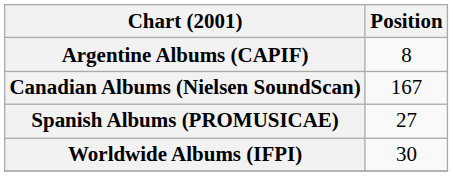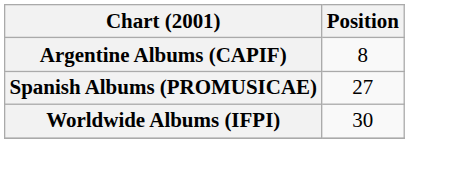- row: (185, 87)
